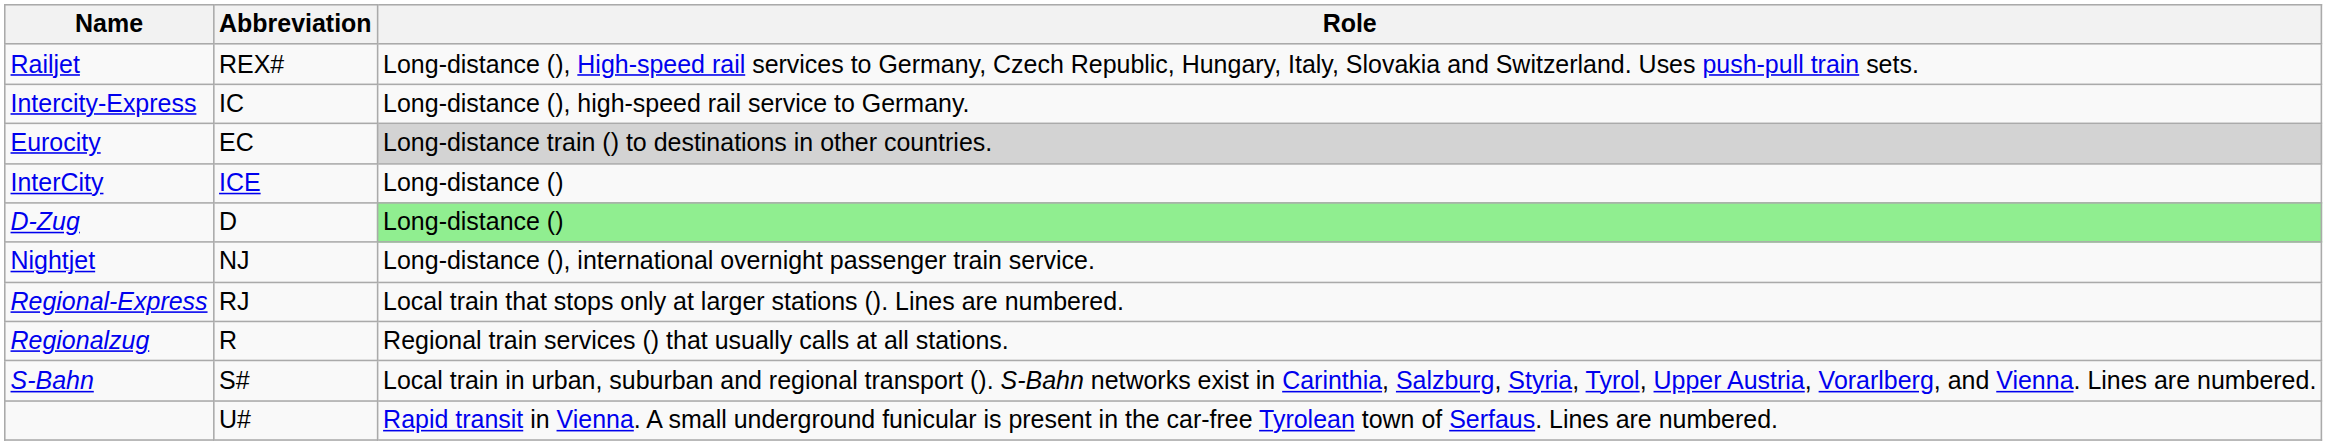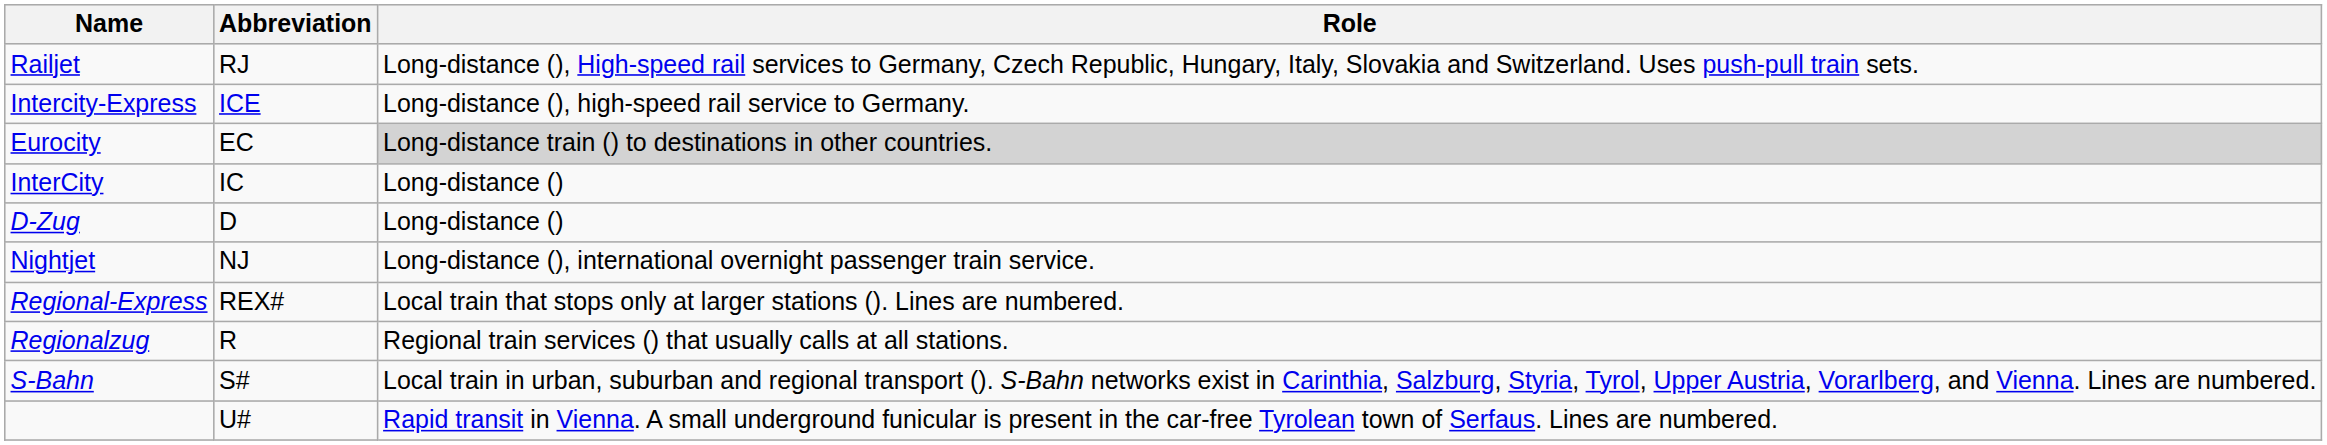(252, 63) REX# -> (234, 63) RJ
(232, 103) IC -> (240, 103) ICE
(240, 182) ICE -> (232, 182) IC
(473, 222) lightgreen background -> (473, 222) no background
(234, 301) RJ -> (252, 301) REX#
